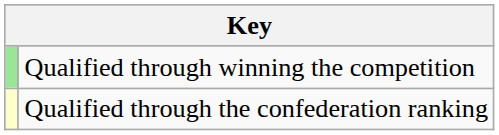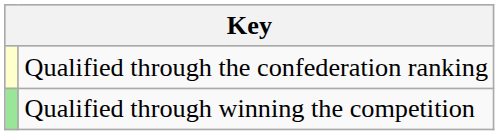rows swapped: (250, 66) <-> (256, 108)
